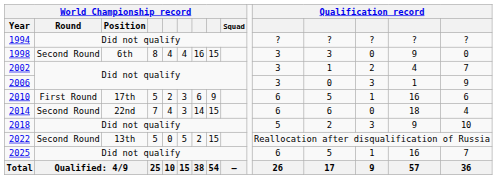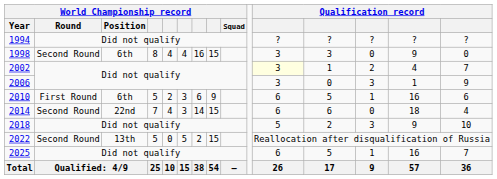(278, 68) no background -> (278, 68) lightyellow background
(125, 97) 17th -> (125, 97) 6th
